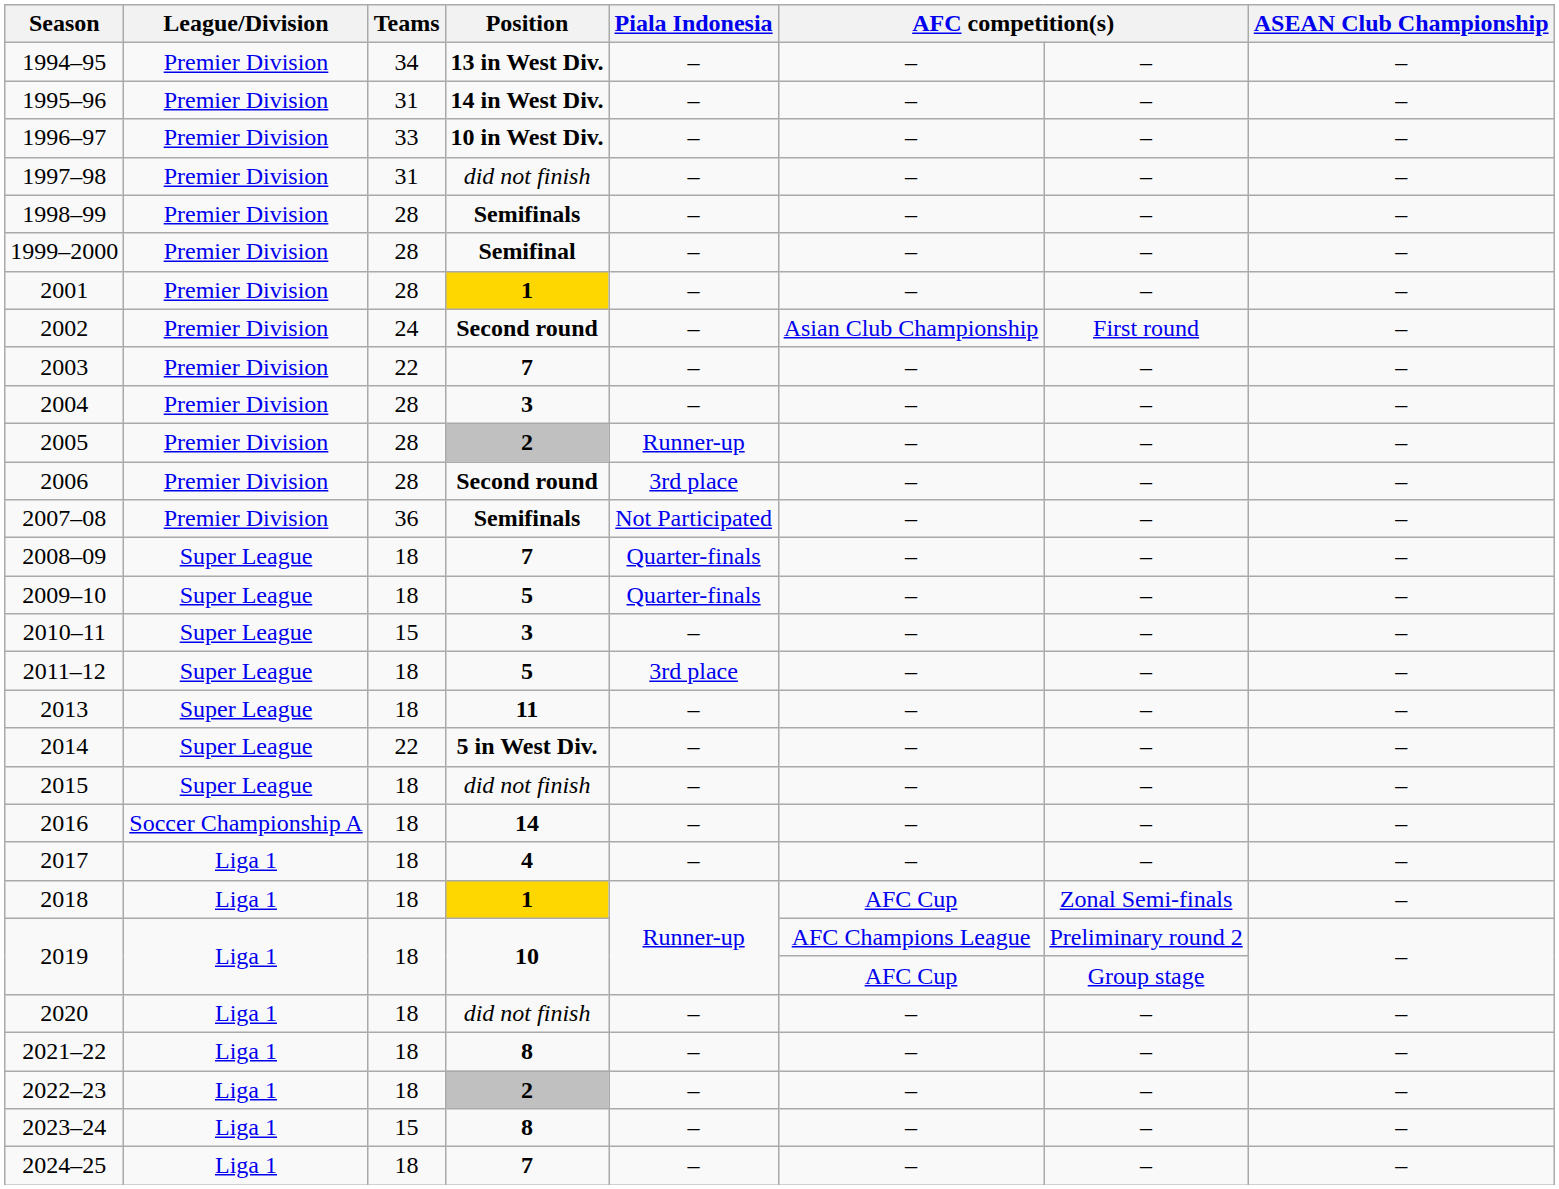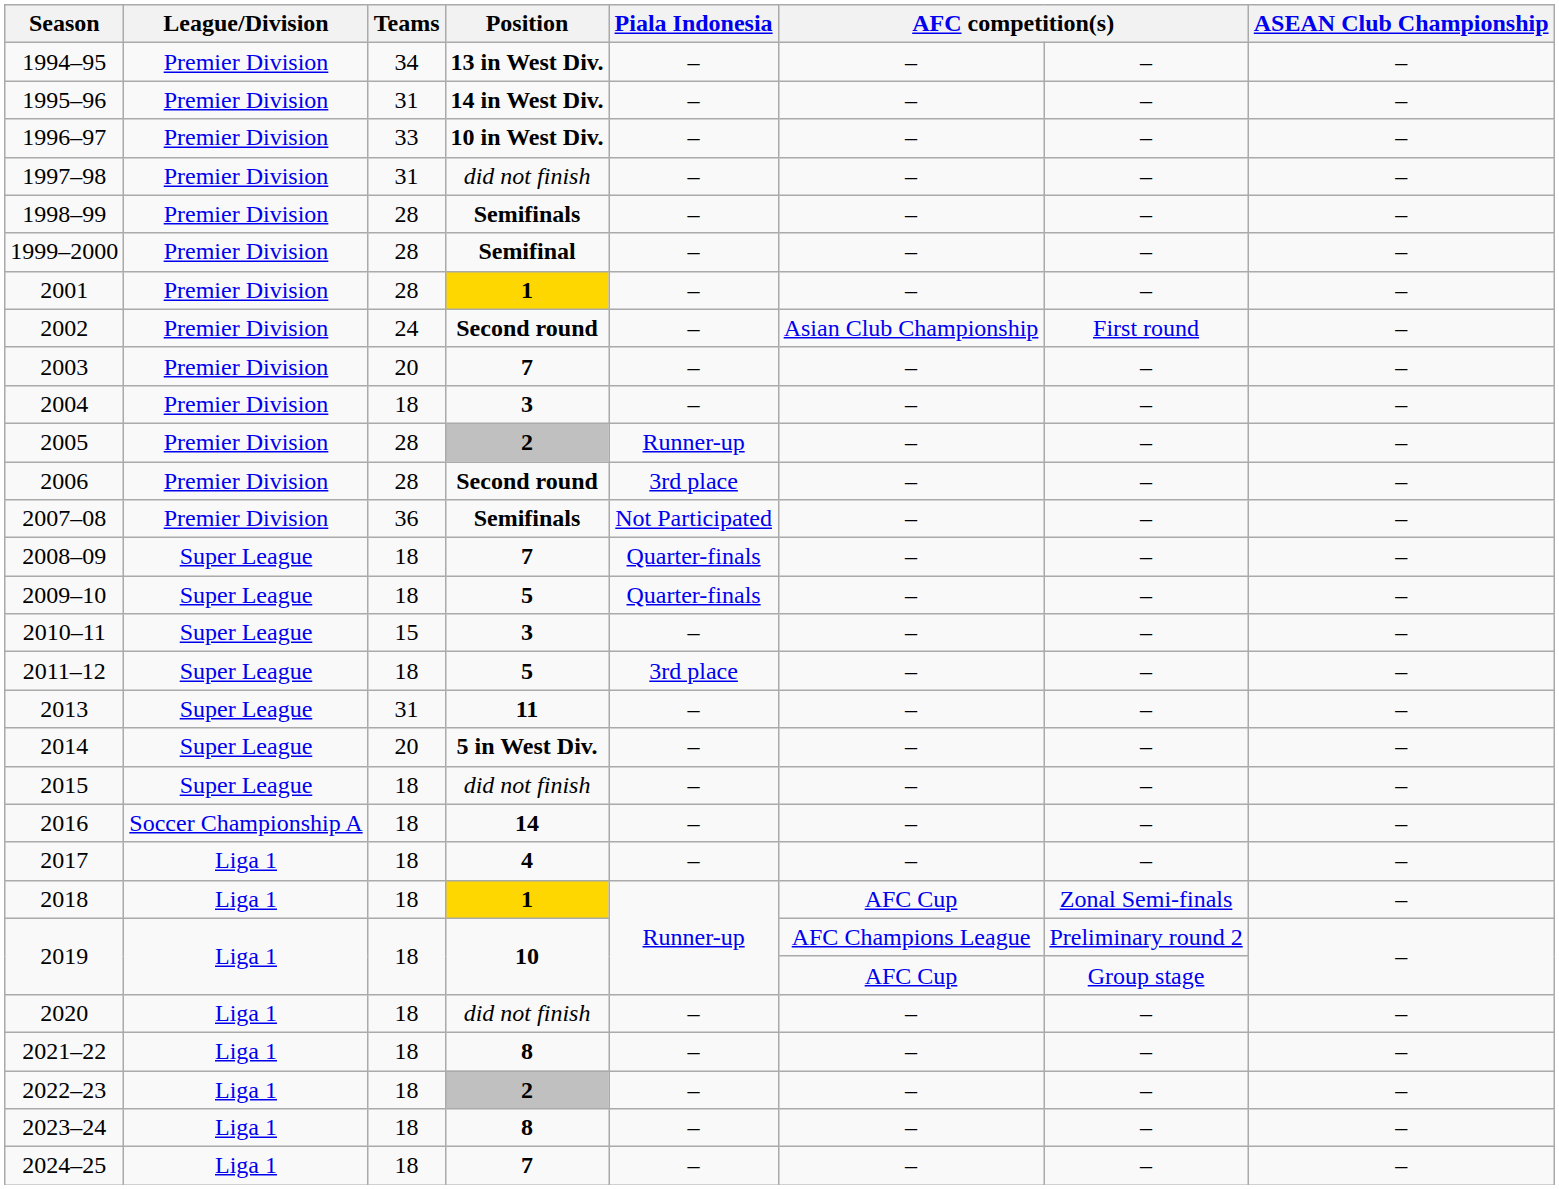(407, 366) 22 -> (407, 366) 20
(407, 404) 28 -> (407, 404) 18
(407, 708) 18 -> (407, 708) 31
(407, 746) 22 -> (407, 746) 20
(407, 1127) 15 -> (407, 1127) 18
